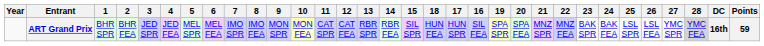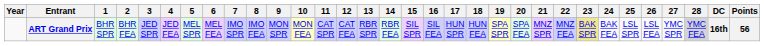columns swapped: (479, 11) <-> (434, 11)
(587, 29) no background -> (587, 29) khaki background
(745, 29) 59 -> (745, 29) 56
